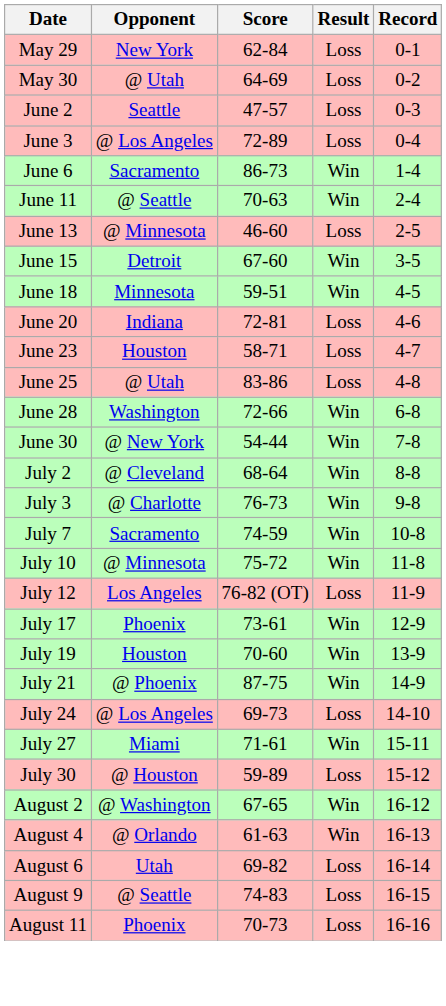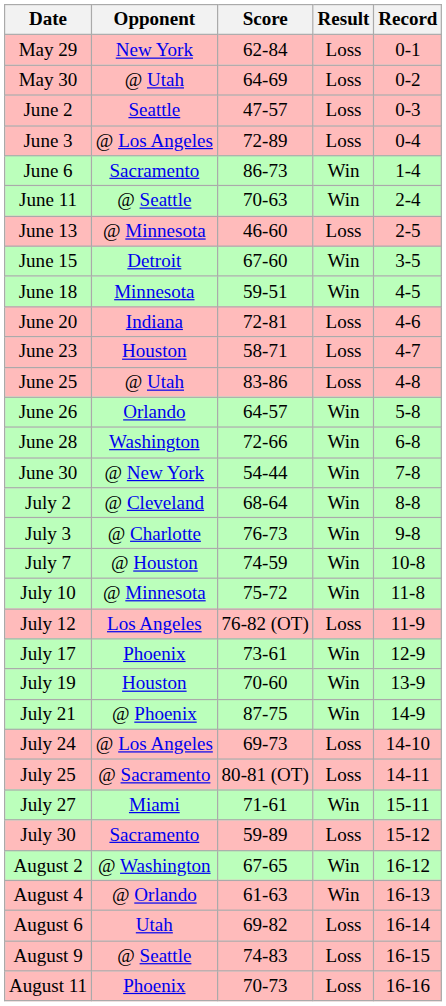+ row: (48, 412)
(154, 532) Sacramento -> (154, 563) @ Houston
+ row: (48, 774)
(154, 774) @ Houston -> (154, 834) Sacramento
